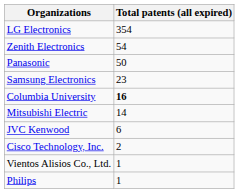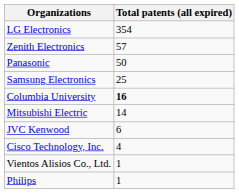(121, 46) 54 -> (121, 46) 57
(121, 79) 23 -> (121, 79) 25
(119, 146) 2 -> (119, 146) 4
